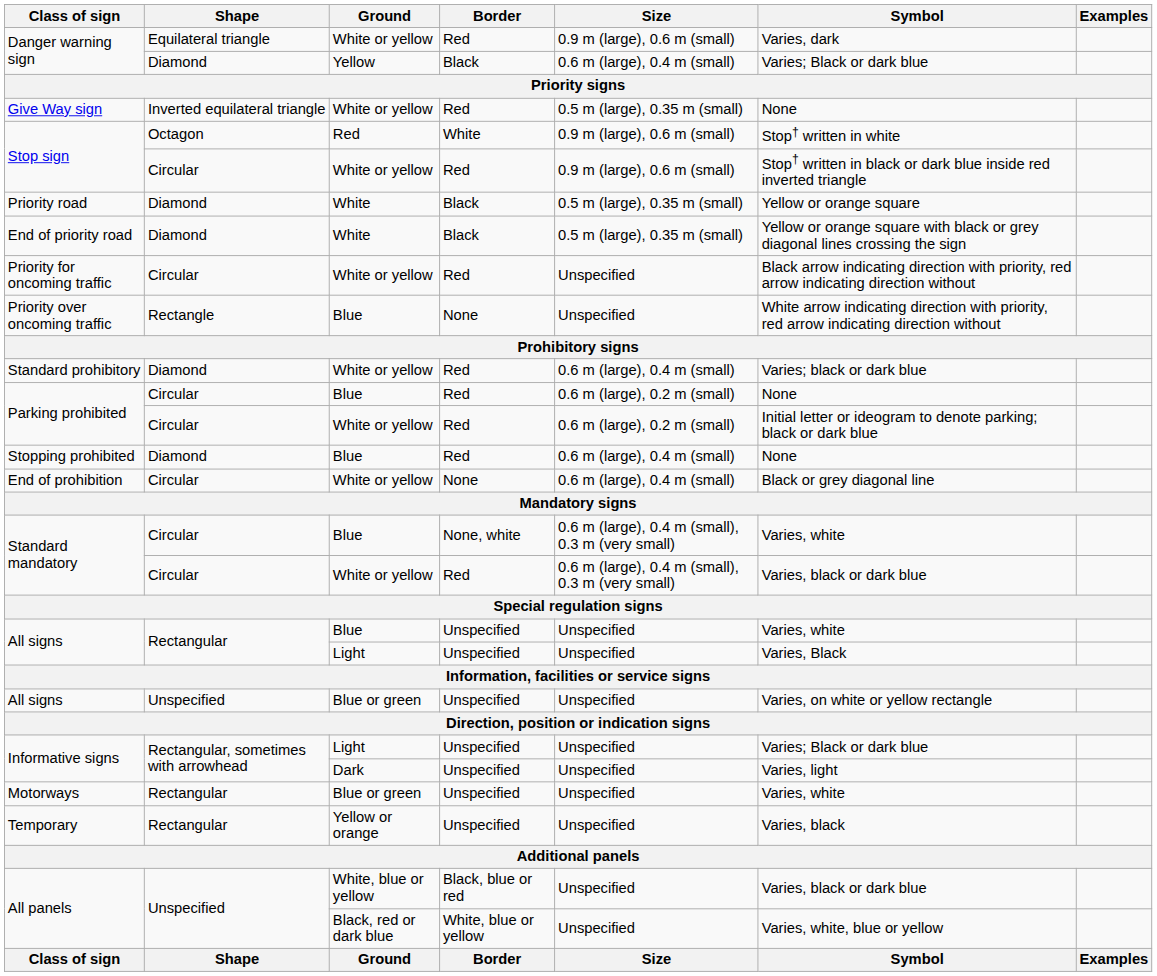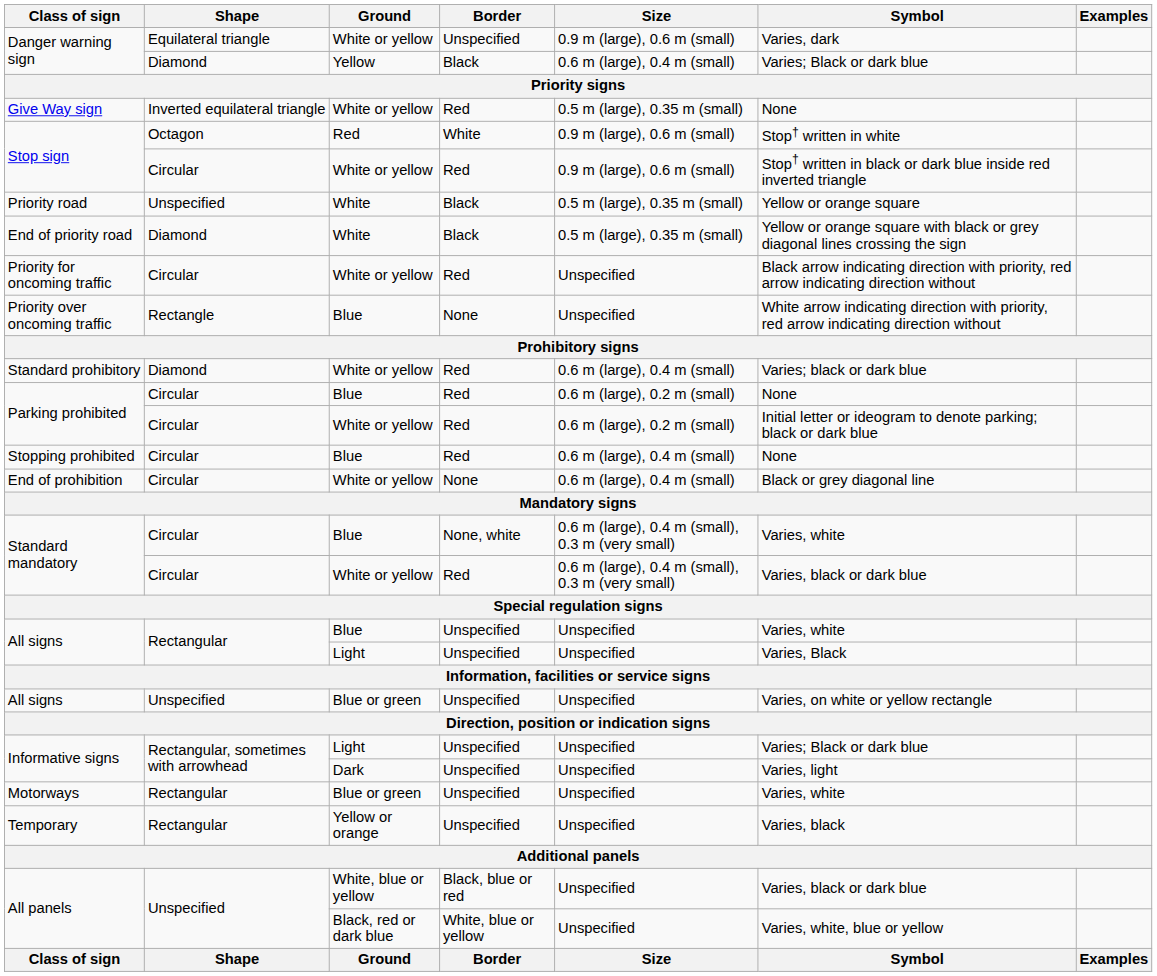(456, 39) Red -> (481, 39) Unspecified
(177, 204) Diamond -> (186, 204) Unspecified
(177, 457) Diamond -> (173, 457) Circular
